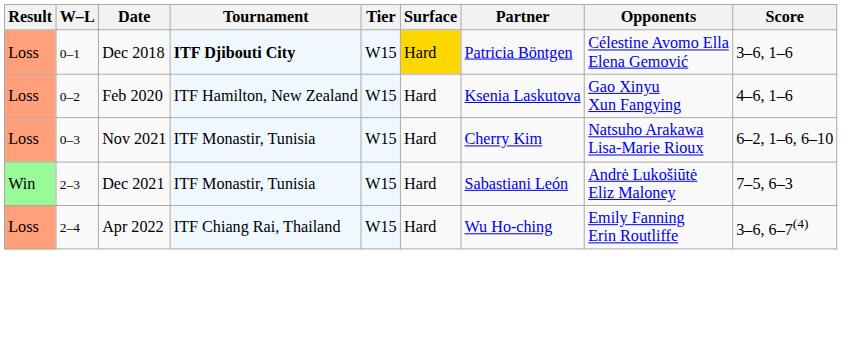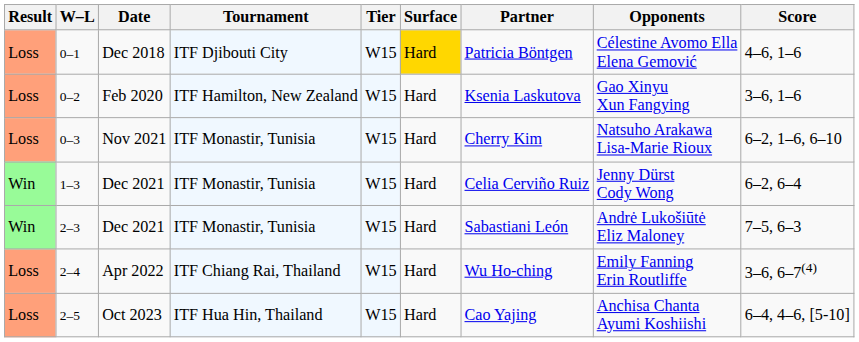(235, 52) bold -> (231, 52) normal
(765, 52) 3–6, 1–6 -> (773, 52) 4–6, 1–6
(765, 95) 4–6, 1–6 -> (773, 95) 3–6, 1–6
+ row: (70, 184)
+ row: (70, 315)
